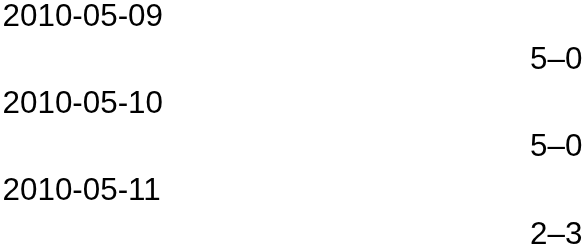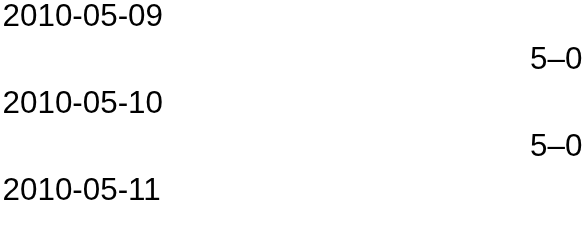- row: (221, 233)
